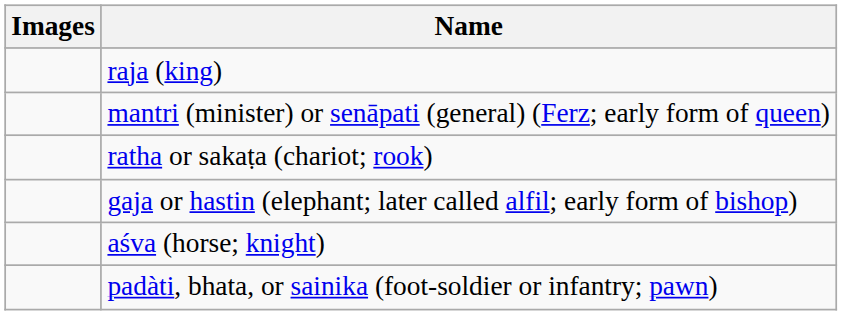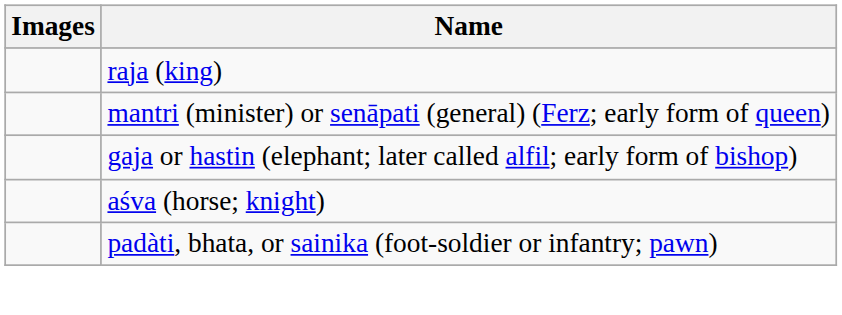- row: (270, 156)
